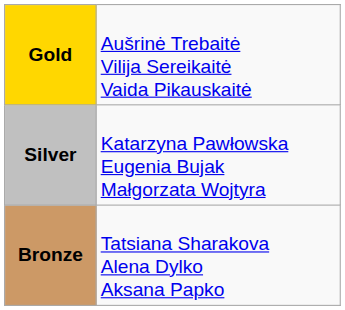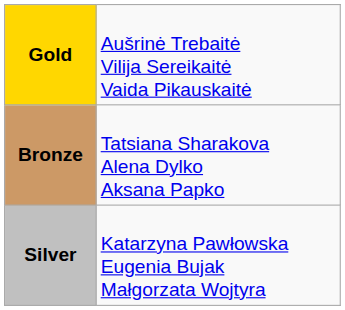rows swapped: (50, 154) <-> (50, 254)
